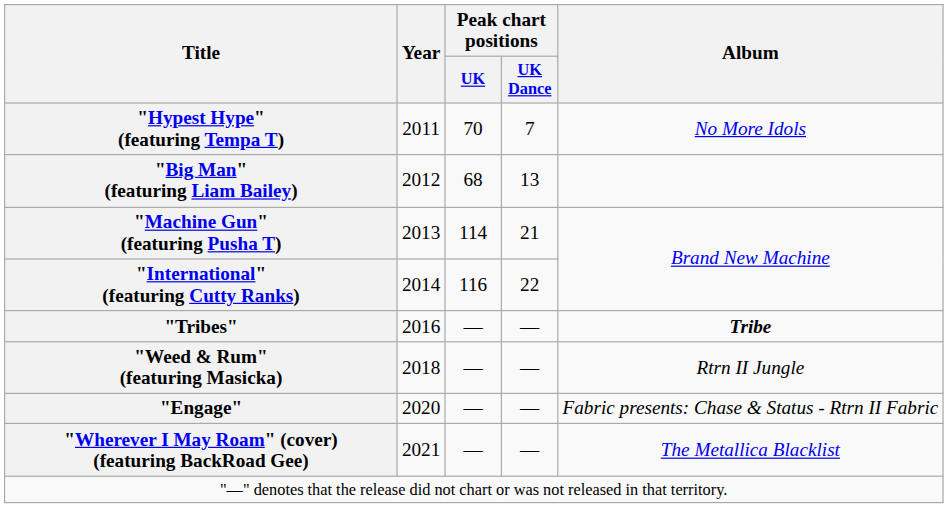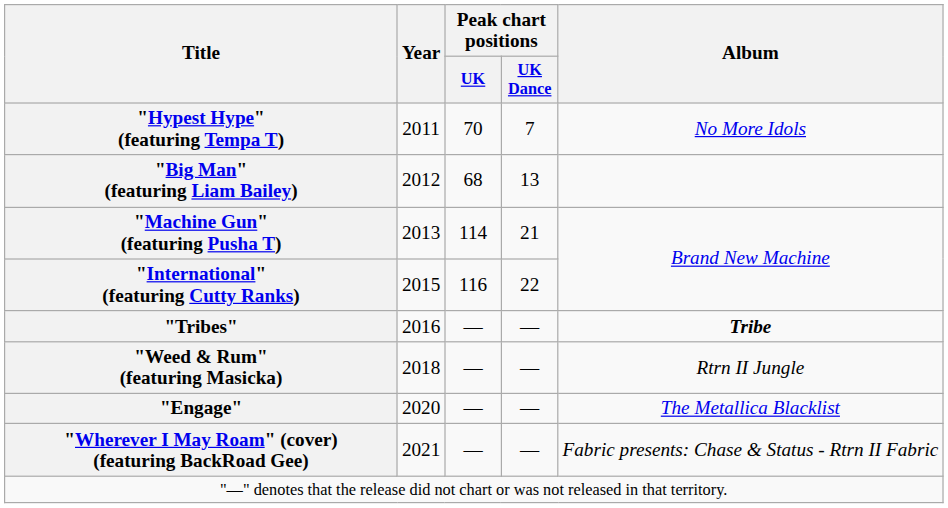(421, 284) 2014 -> (421, 284) 2015
(750, 408) Fabric presents: Chase & Status - Rtrn II Fabric -> (750, 408) The Metallica Blacklist
(750, 449) The Metallica Blacklist -> (750, 449) Fabric presents: Chase & Status - Rtrn II Fabric
